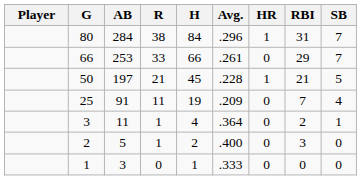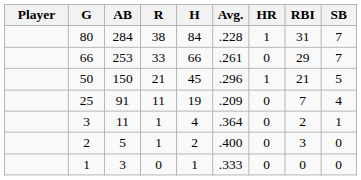(231, 36) .296 -> (231, 36) .228
(123, 79) 197 -> (123, 79) 150
(231, 79) .228 -> (231, 79) .296
